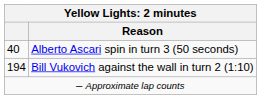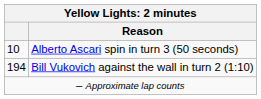(13, 49) 40 -> (13, 49) 10
